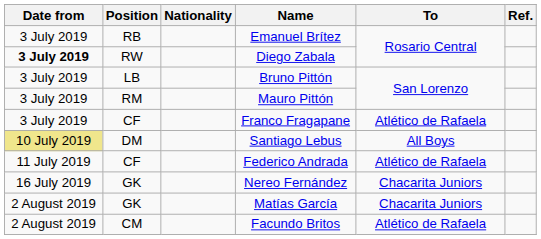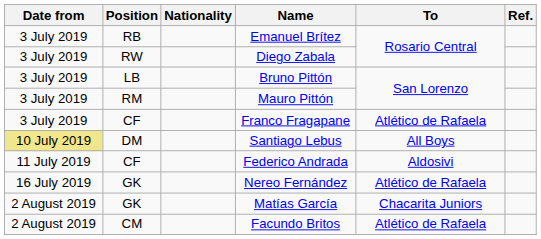(54, 57) bold -> (54, 57) normal
(431, 162) Atlético de Rafaela -> (431, 162) Aldosivi
(431, 183) Chacarita Juniors -> (431, 183) Atlético de Rafaela
